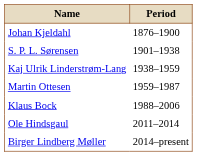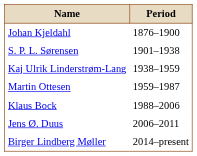+ row: (35, 123)
- row: (38, 123)
